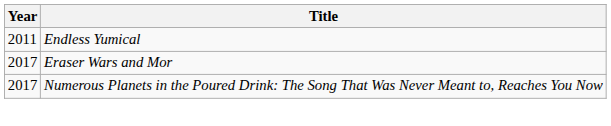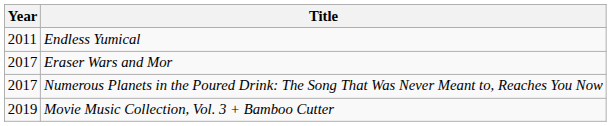+ row: (189, 109)
